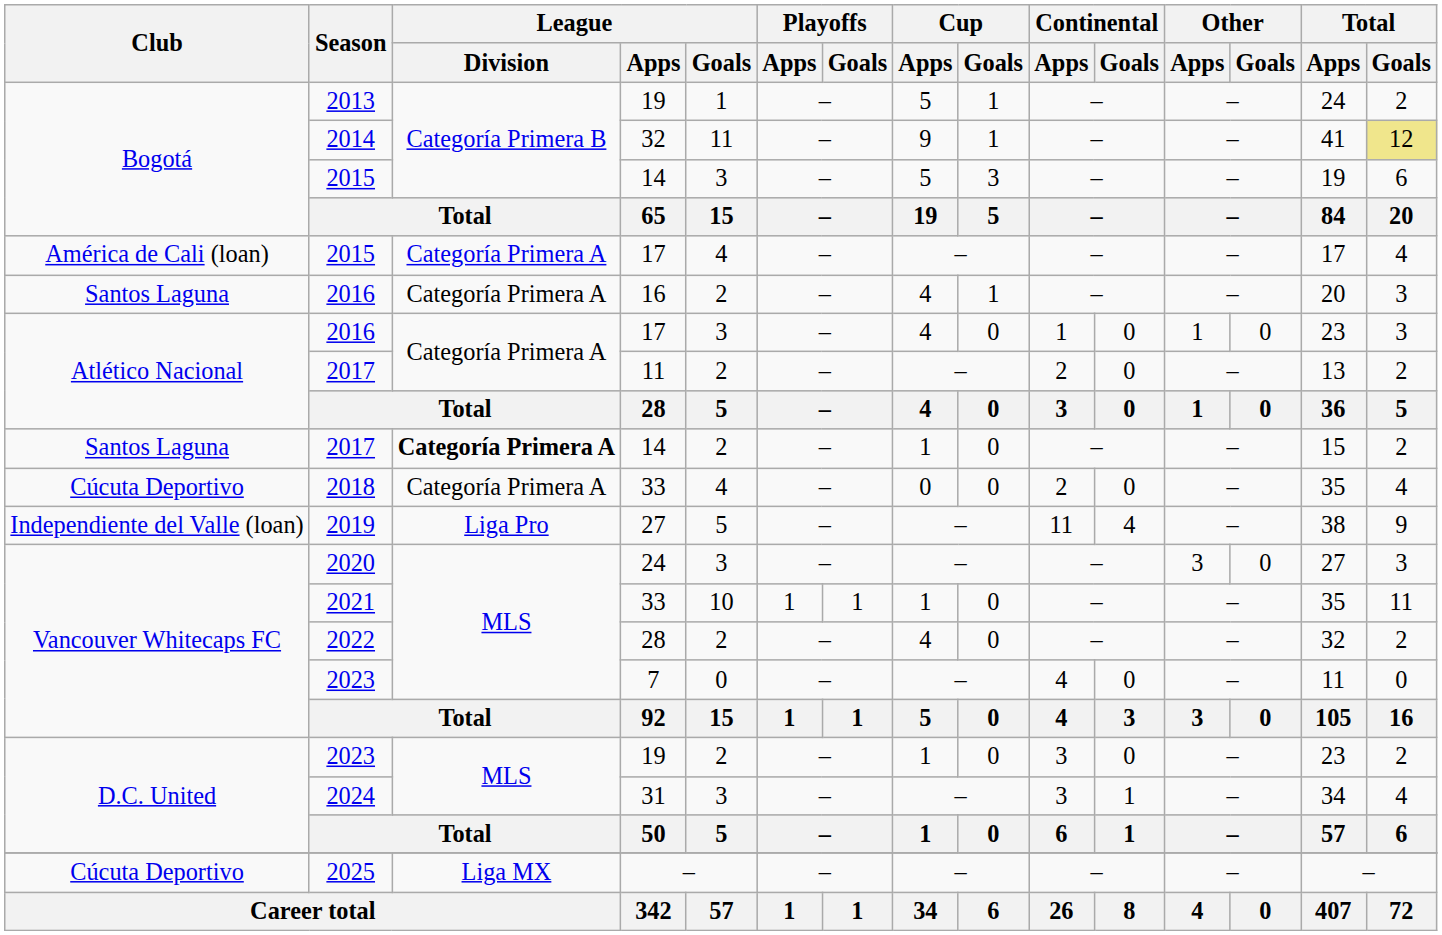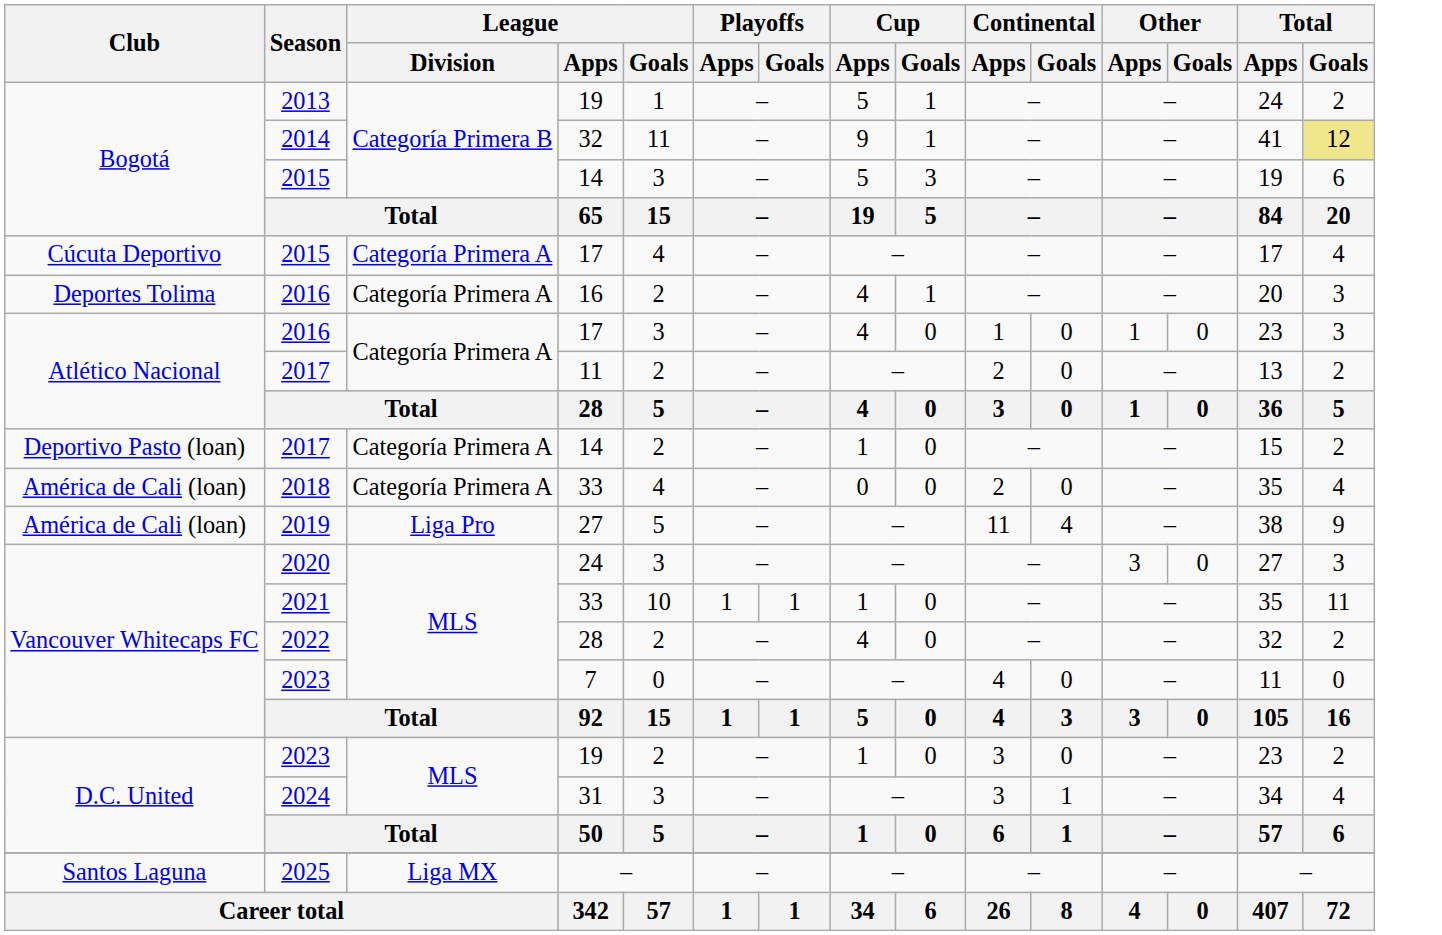(157, 255) América de Cali (loan) -> (134, 255) Cúcuta Deportivo
(157, 293) Santos Laguna -> (134, 293) Deportes Tolima
(157, 448) Santos Laguna -> (134, 448) Deportivo Pasto (loan)
(506, 448) bold -> (452, 448) normal
(157, 486) Cúcuta Deportivo -> (134, 486) América de Cali (loan)
(157, 525) Independiente del Valle (loan) -> (134, 525) América de Cali (loan)
(157, 872) Cúcuta Deportivo -> (134, 872) Santos Laguna
